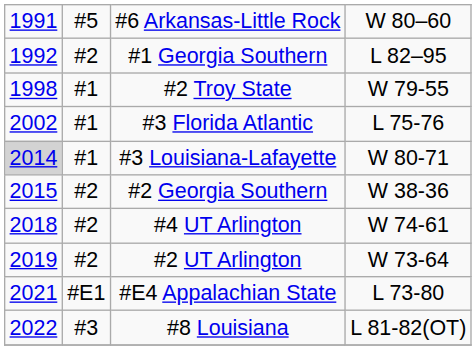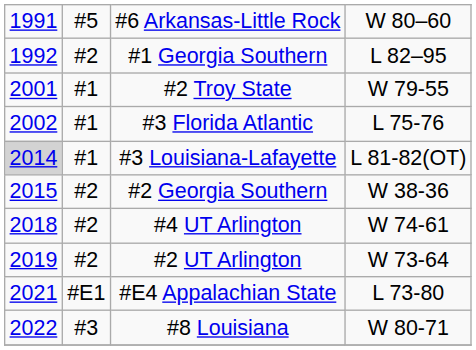(33, 89) 1998 -> (33, 89) 2001
(408, 157) W 80-71 -> (408, 157) L 81-82(OT)
(408, 327) L 81-82(OT) -> (408, 327) W 80-71
